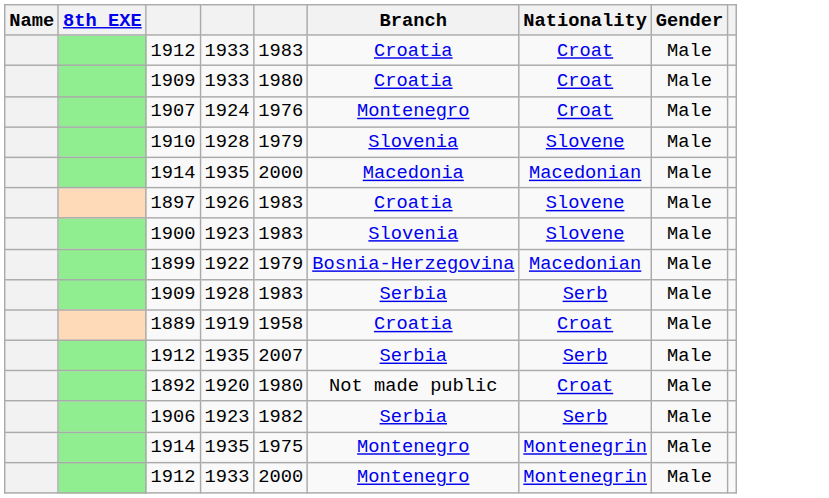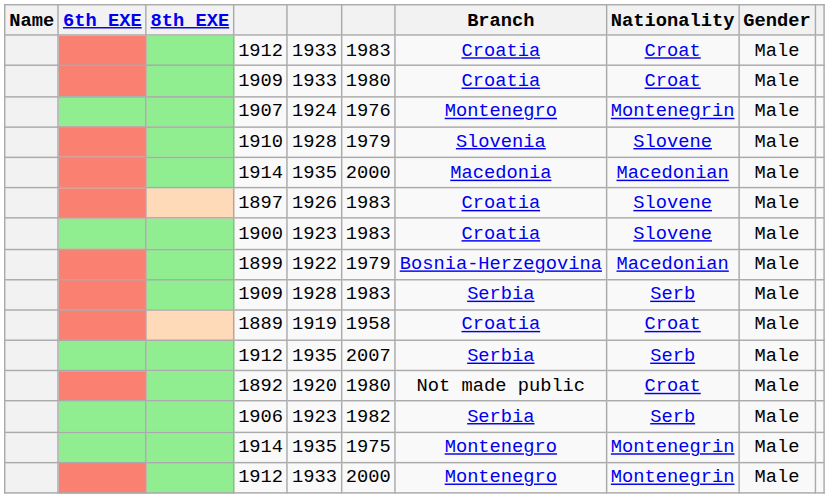+ column: (102, 20)
(585, 112) Croat -> (673, 112) Montenegrin
(413, 234) Slovenia -> (501, 234) Croatia
